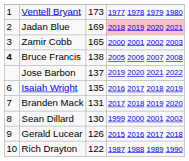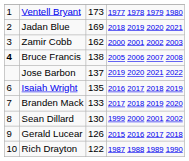(145, 27) pink background -> (145, 27) no background
(96, 42) 165 -> (96, 42) 162
(96, 103) 131 -> (96, 103) 133
